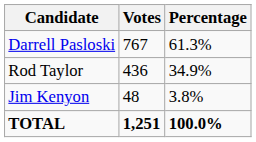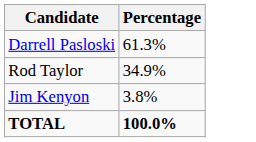- column: (142, 17)
